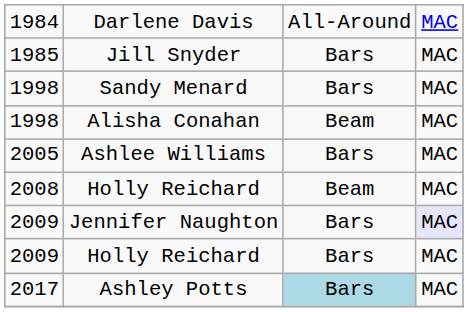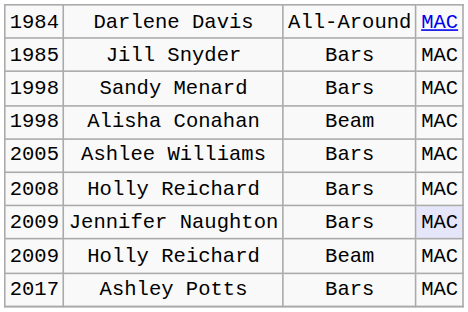(350, 189) Beam -> (350, 189) Bars
(350, 256) Bars -> (350, 256) Beam
(350, 289) lightblue background -> (350, 289) no background
